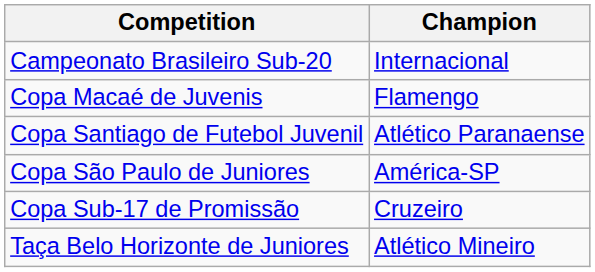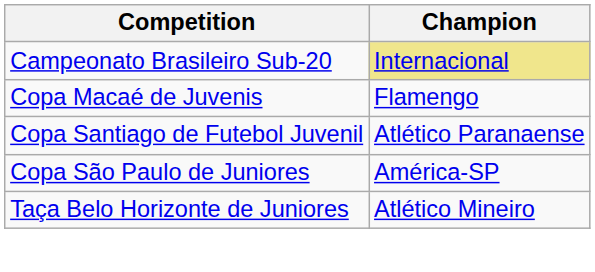(441, 60) no background -> (441, 60) khaki background
- row: (155, 209)
